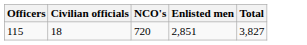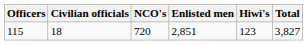+ column: (254, 13)
